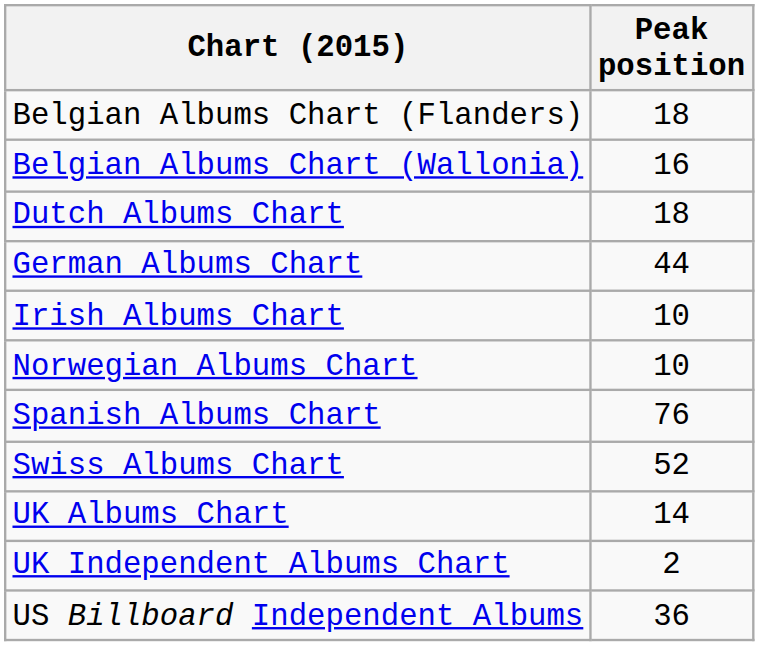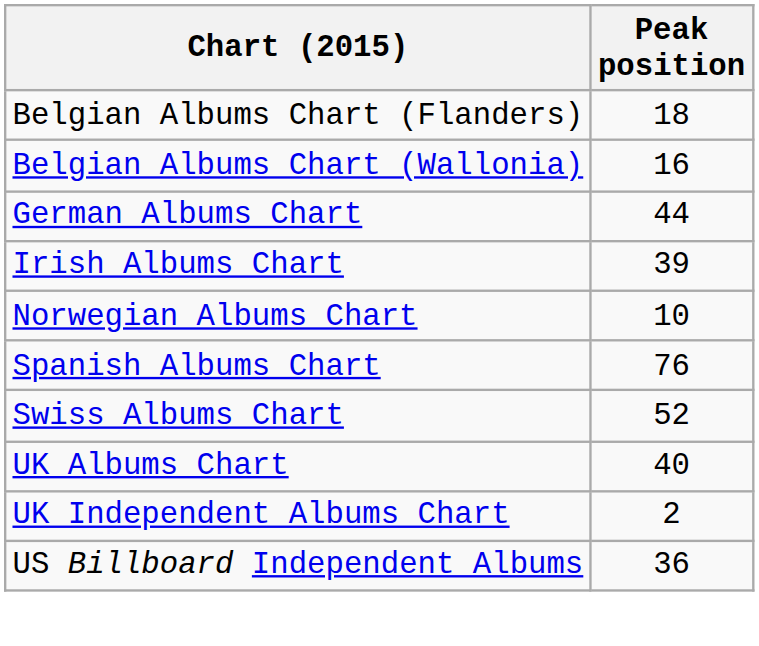- row: (178, 216)
(672, 316) 10 -> (672, 266) 39
(672, 516) 14 -> (672, 466) 40
